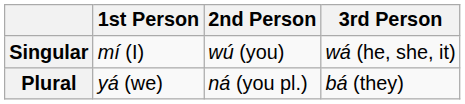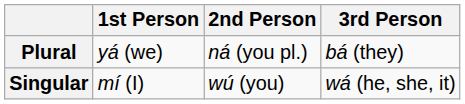rows swapped: (49, 51) <-> (49, 83)
